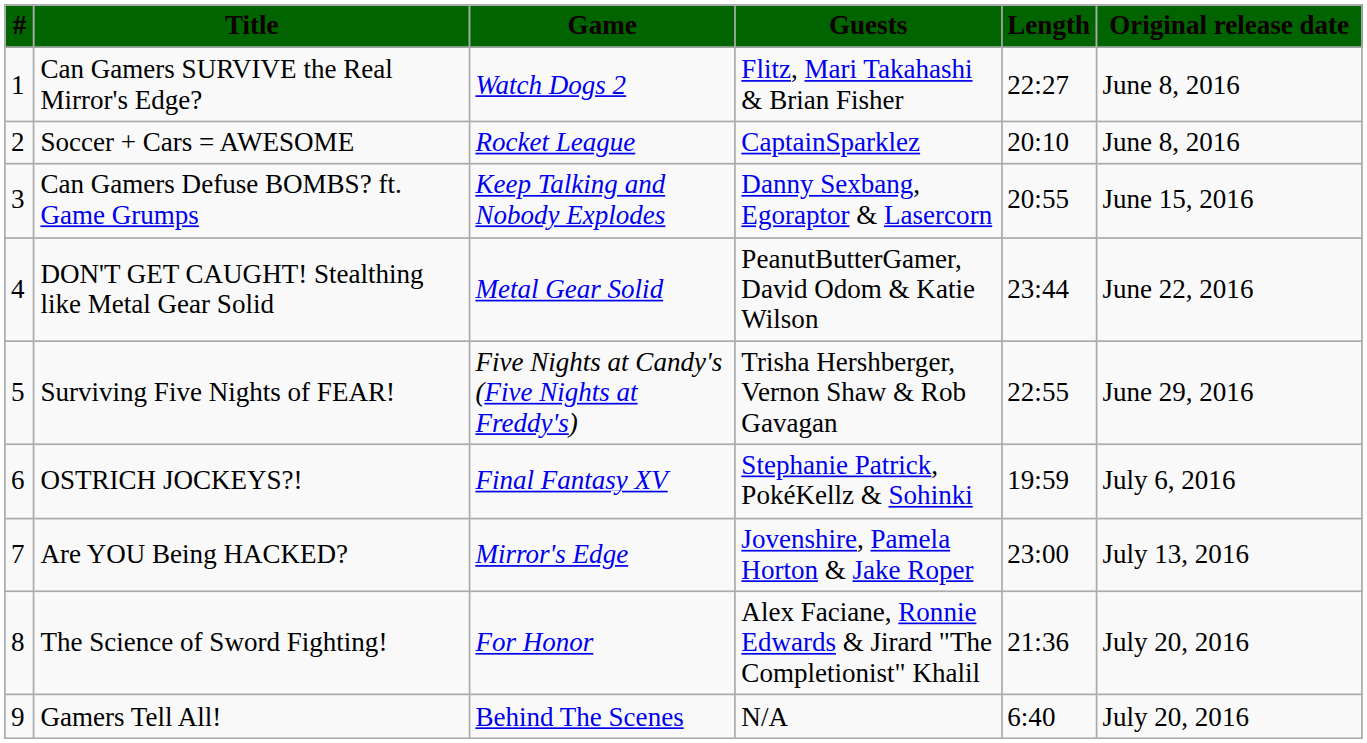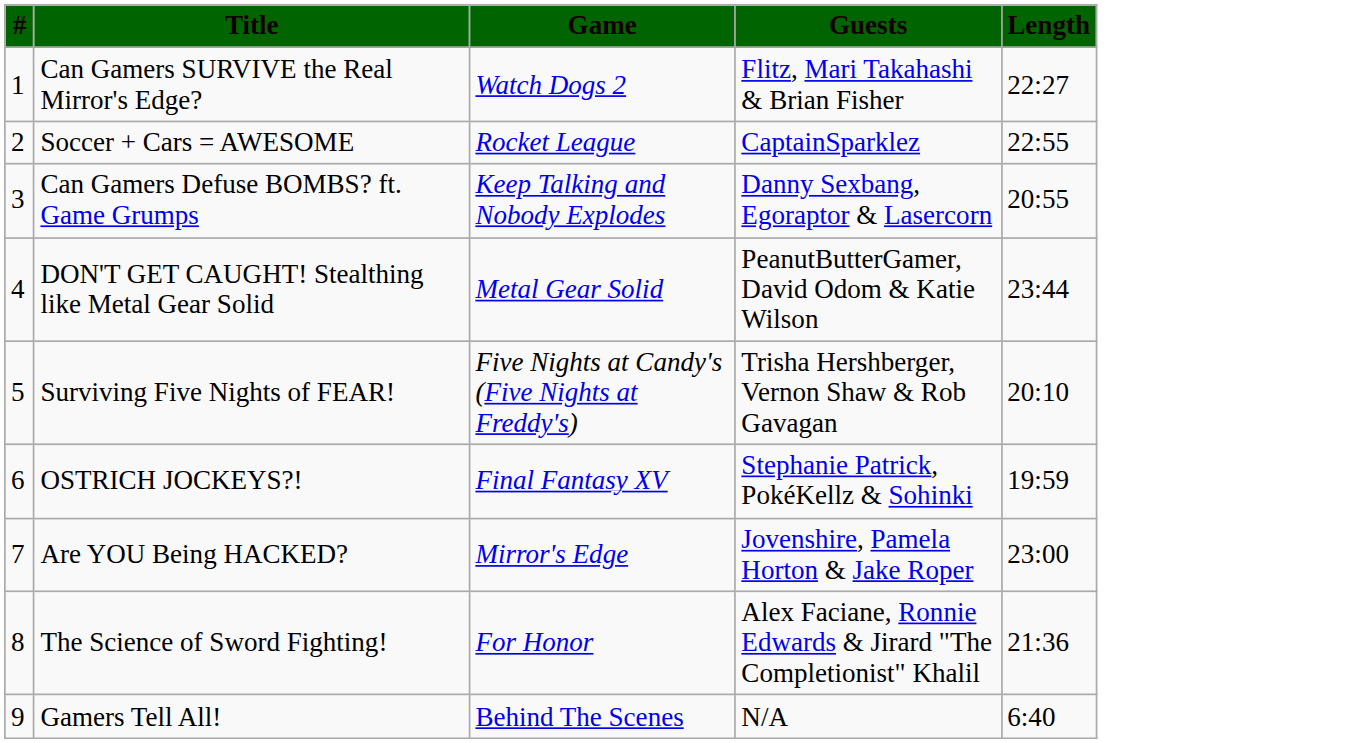- column: (1229, 25)
(1038, 142) 20:10 -> (1038, 142) 22:55
(1038, 392) 22:55 -> (1038, 392) 20:10
